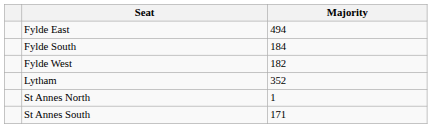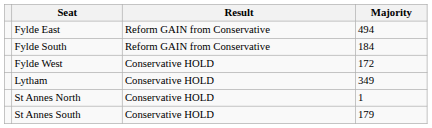+ column: (239, 13)
(278, 64) 182 -> (366, 64) 172
(278, 81) 352 -> (366, 81) 349
(278, 115) 171 -> (366, 115) 179
